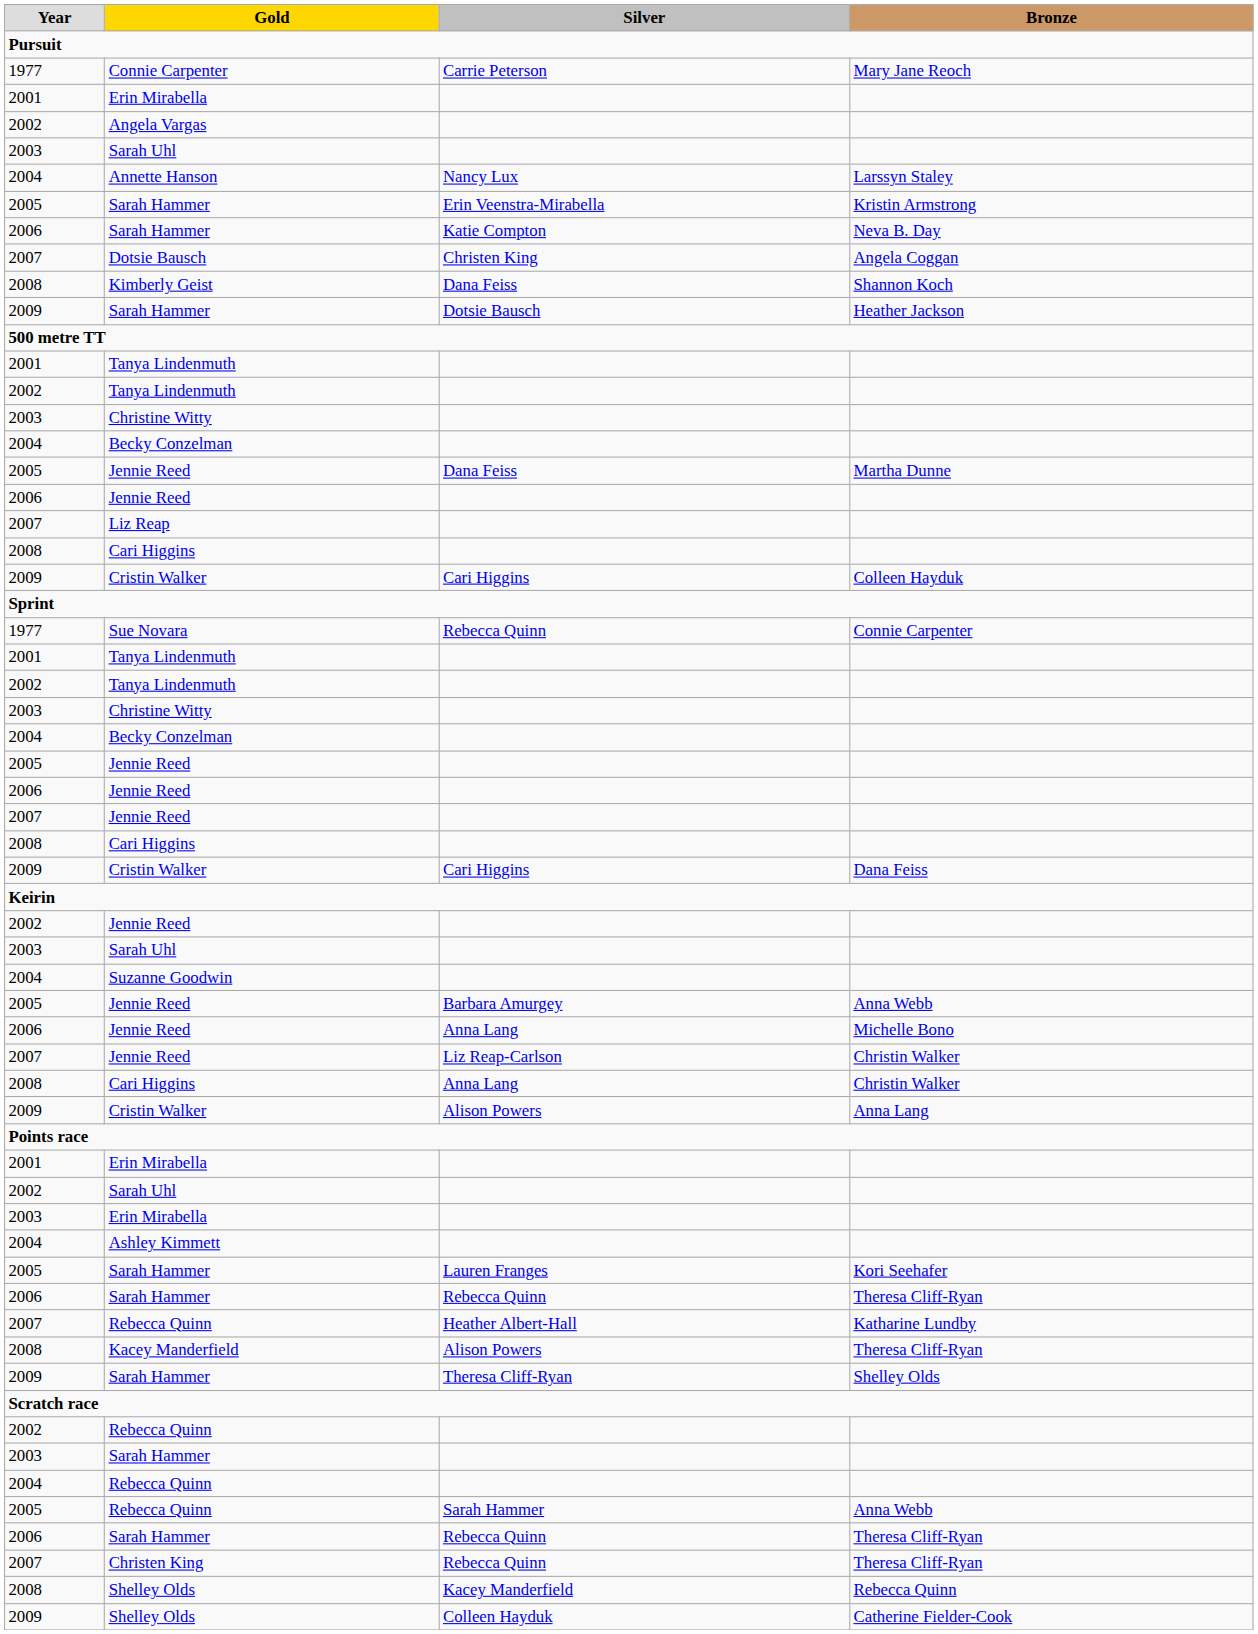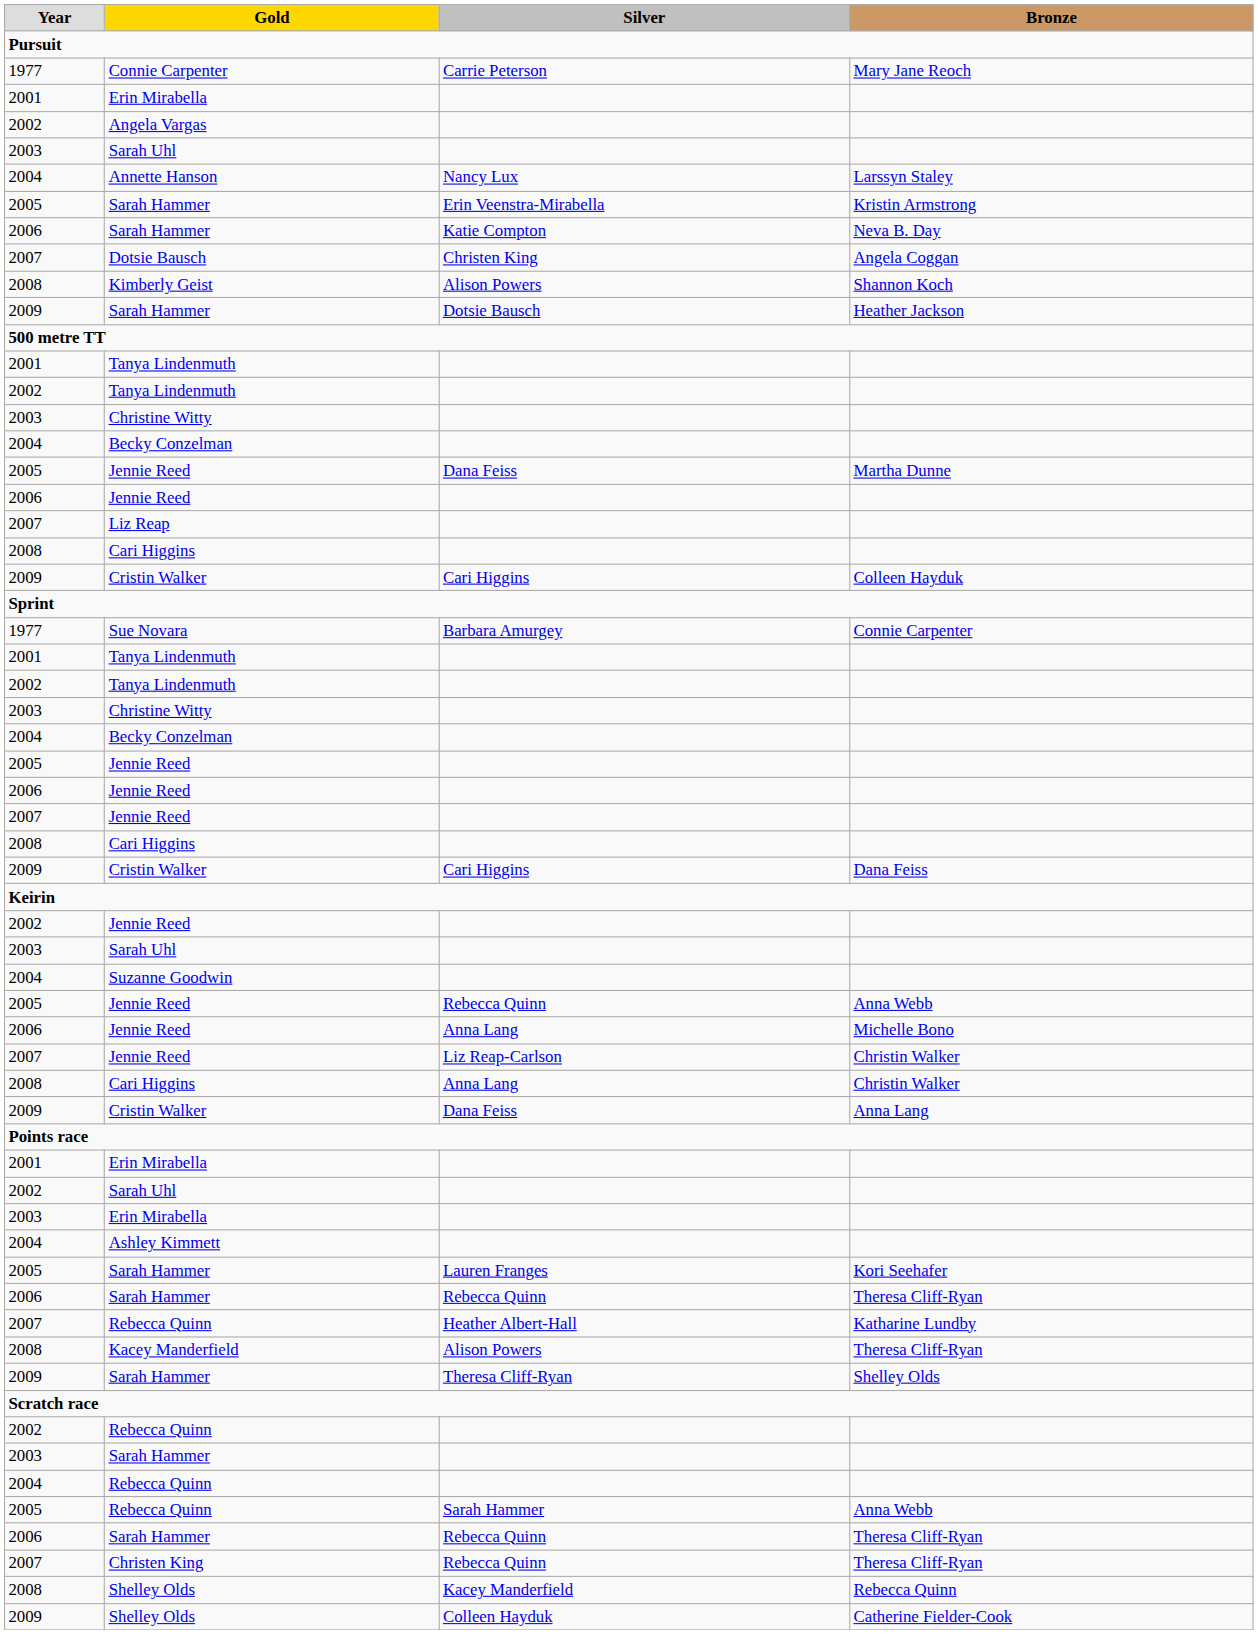(480, 284) Dana Feiss -> (492, 284) Alison Powers
(494, 630) Rebecca Quinn -> (503, 630) Barbara Amurgey
(503, 1003) Barbara Amurgey -> (494, 1003) Rebecca Quinn
(492, 1110) Alison Powers -> (480, 1110) Dana Feiss
